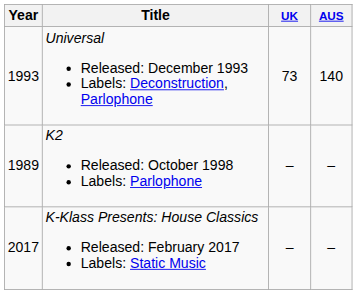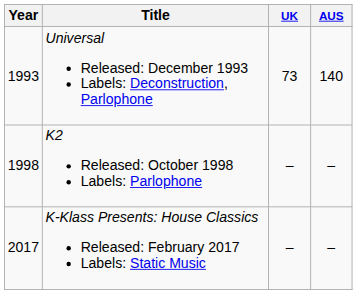(23, 165) 1989 -> (23, 165) 1998
